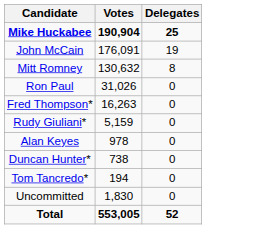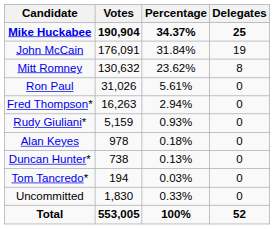+ column: (176, 13)
